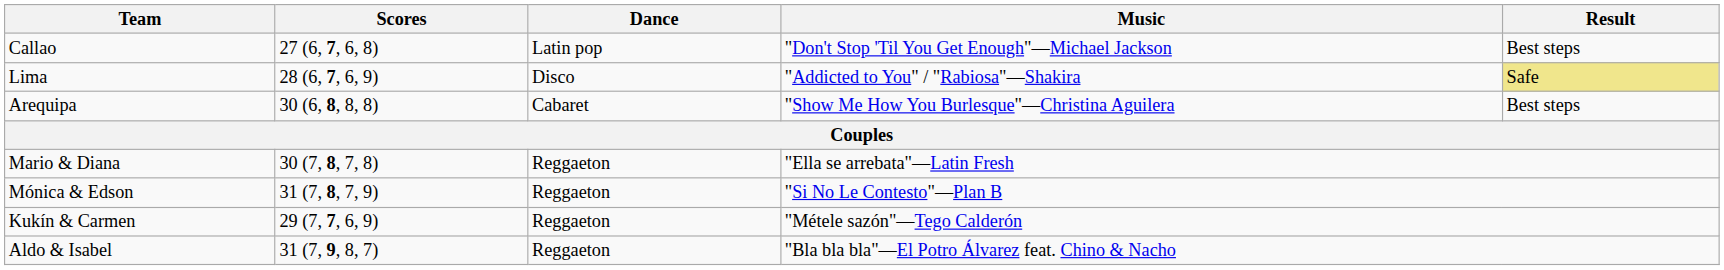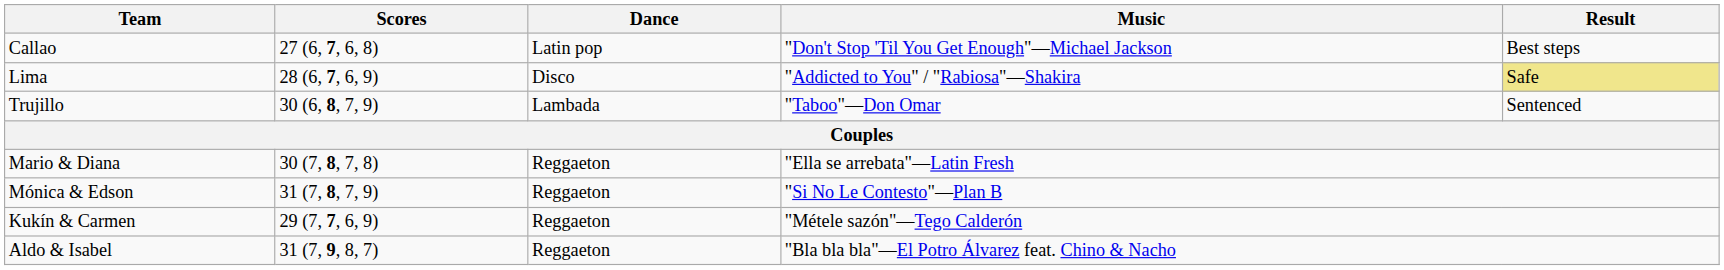+ row: (36, 105)
- row: (43, 105)
